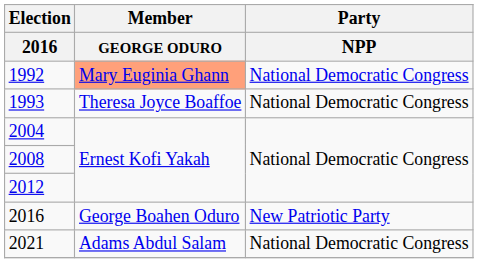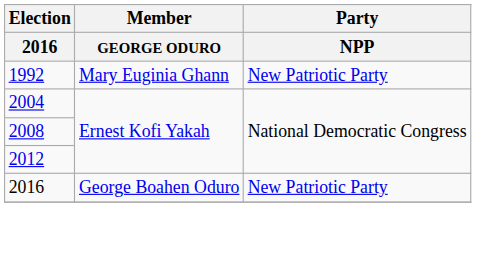(154, 74) lightsalmon background -> (154, 74) no background
(359, 74) National Democratic Congress -> (318, 74) New Patriotic Party
- row: (26, 103)
- row: (26, 243)
